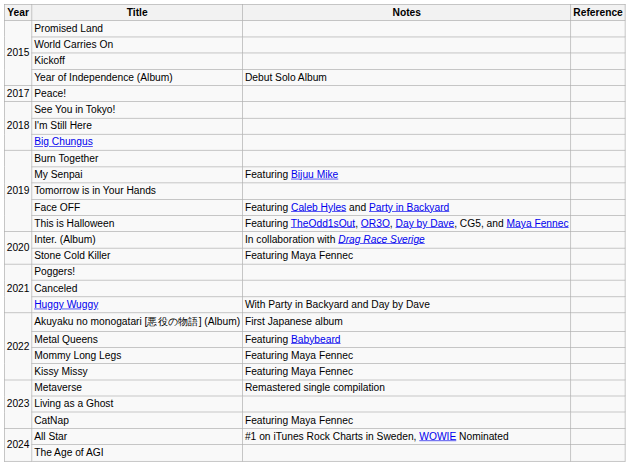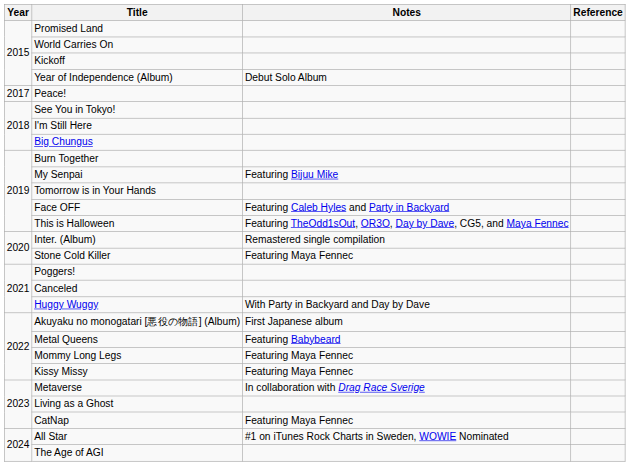(335, 239) In collaboration with Drag Race Sverige -> (315, 239) Remastered single compilation
(315, 388) Remastered single compilation -> (335, 388) In collaboration with Drag Race Sverige
